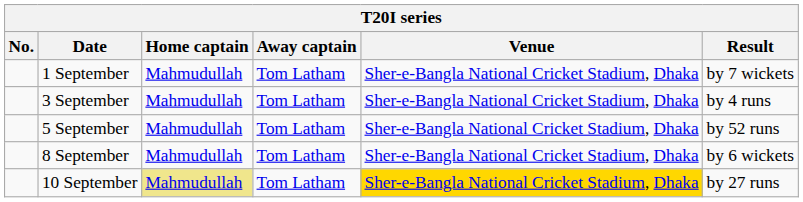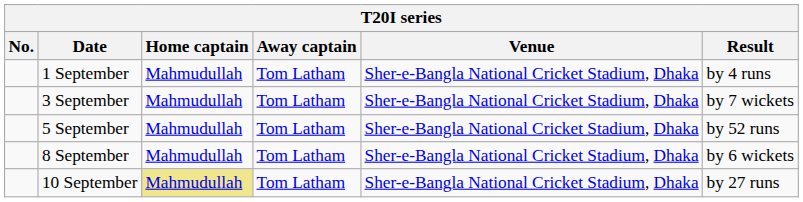(750, 73) by 7 wickets -> (739, 73) by 4 runs
(739, 100) by 4 runs -> (750, 100) by 7 wickets
(532, 182) gold background -> (532, 182) no background
